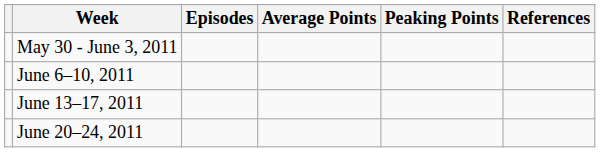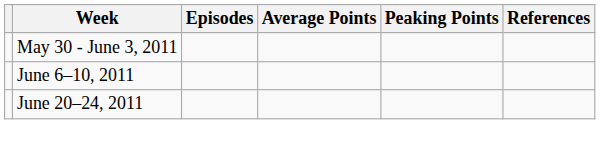- row: (80, 103)
